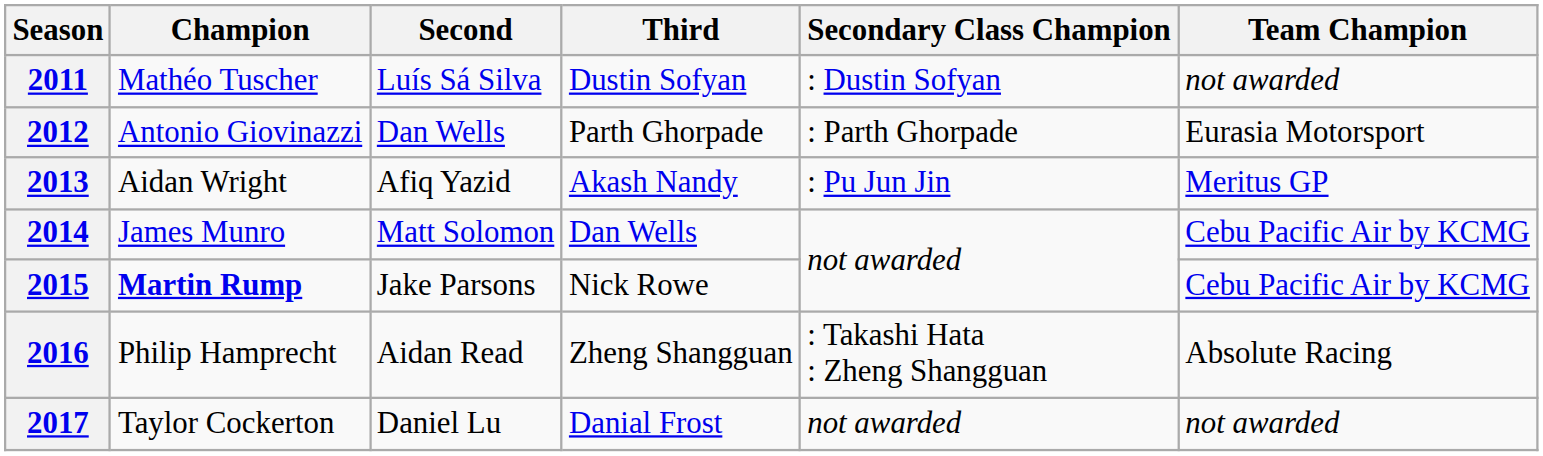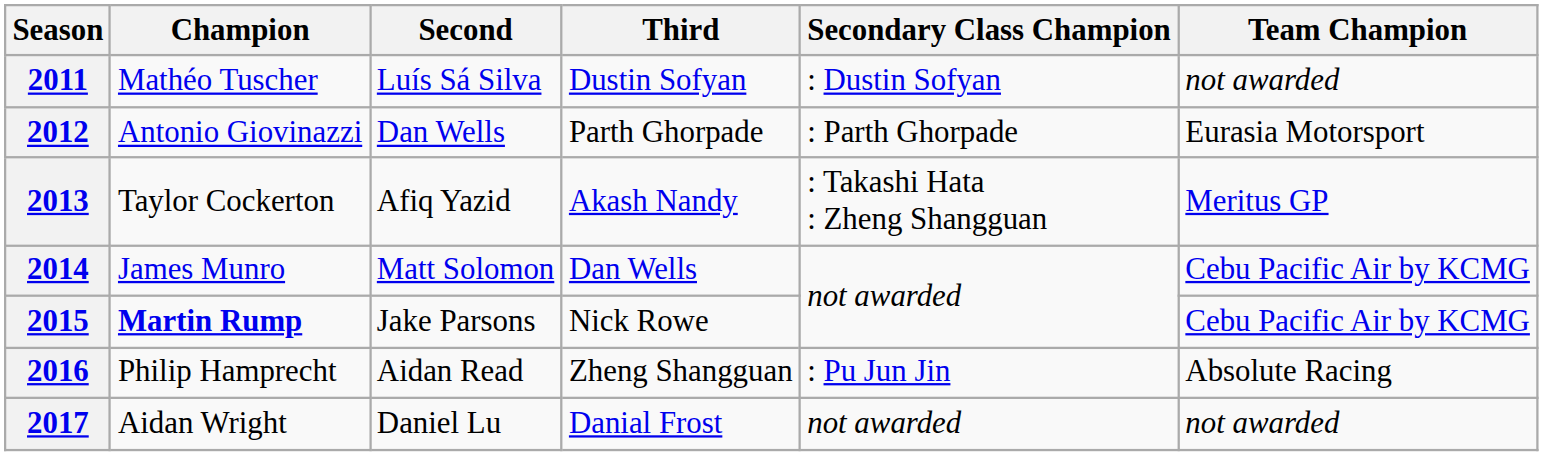(202, 182) Aidan Wright -> (226, 200) Taylor Cockerton
(879, 182) : Pu Jun Jin -> (927, 200) : Takashi Hata : Zheng Shangguan
(927, 353) : Takashi Hata : Zheng Shangguan -> (879, 371) : Pu Jun Jin
(226, 422) Taylor Cockerton -> (202, 422) Aidan Wright
